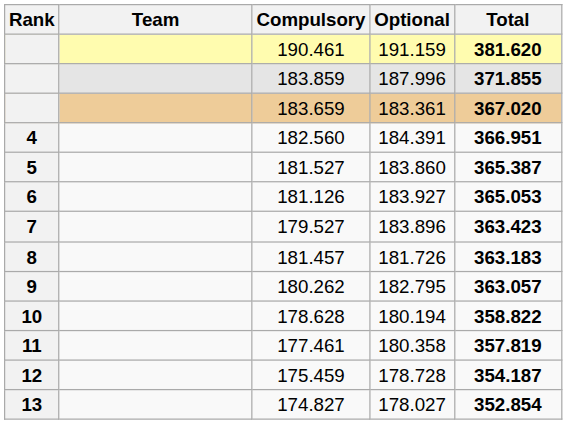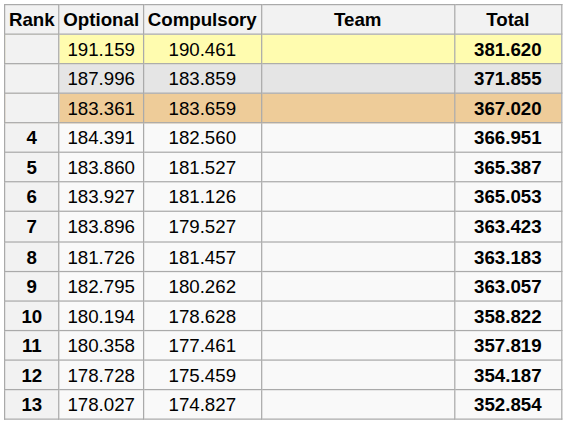columns swapped: (156, 20) <-> (412, 20)
